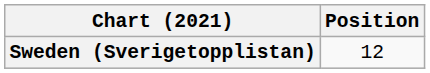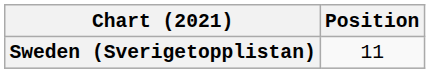(372, 53) 12 -> (372, 53) 11
